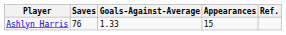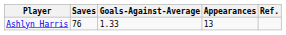(209, 24) 15 -> (209, 24) 13
